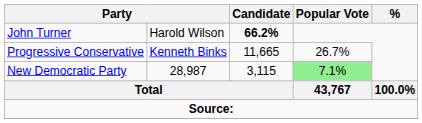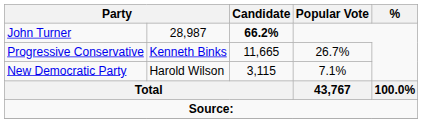(187, 33) Harold Wilson -> (188, 33) 28,987
(188, 71) 28,987 -> (187, 71) Harold Wilson
(332, 71) lightgreen background -> (332, 71) no background
